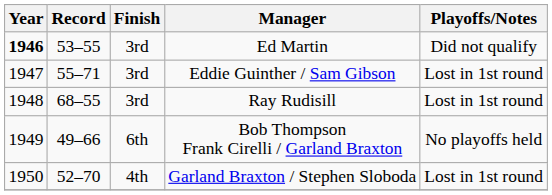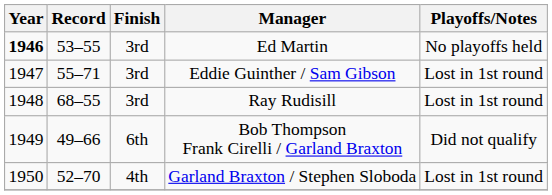(484, 45) Did not qualify -> (484, 45) No playoffs held
(484, 138) No playoffs held -> (484, 138) Did not qualify
